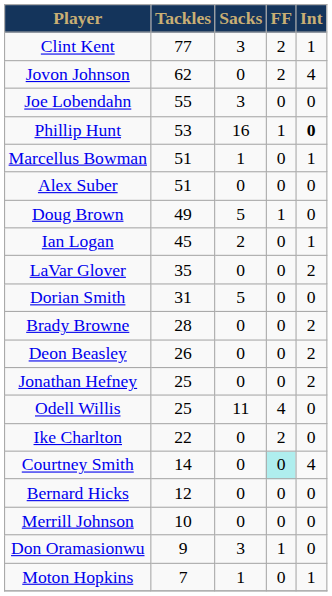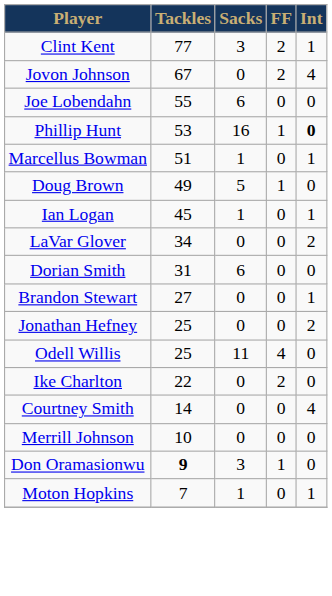(183, 74) 62 -> (183, 74) 67
(241, 102) 3 -> (241, 102) 6
- row: (78, 185)
(241, 241) 2 -> (241, 213) 1
(183, 269) 35 -> (183, 241) 34
(241, 297) 5 -> (241, 269) 6
- row: (78, 325)
+ row: (78, 297)
- row: (78, 353)
(281, 465) paleturquoise background -> (281, 409) no background
- row: (78, 492)
(183, 548) normal -> (183, 465) bold
